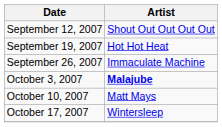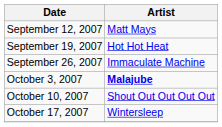(161, 29) Shout Out Out Out Out -> (132, 29) Matt Mays
(132, 96) Matt Mays -> (161, 96) Shout Out Out Out Out
